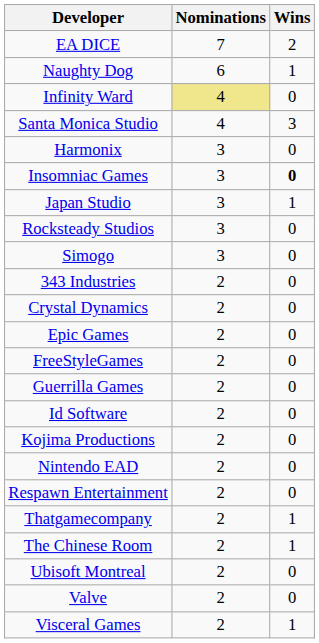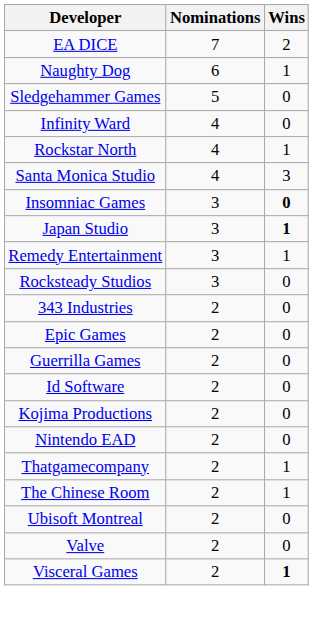+ row: (85, 96)
(221, 96) khaki background -> (215, 123) no background
+ row: (85, 149)
- row: (88, 149)
(292, 202) normal -> (287, 228) bold
+ row: (85, 255)
- row: (88, 255)
- row: (88, 307)
- row: (88, 360)
- row: (88, 492)
(292, 624) normal -> (287, 571) bold
